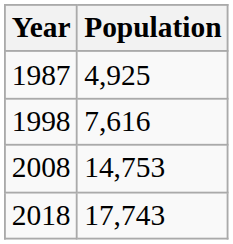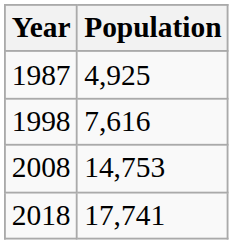(125, 214) 17,743 -> (125, 214) 17,741
